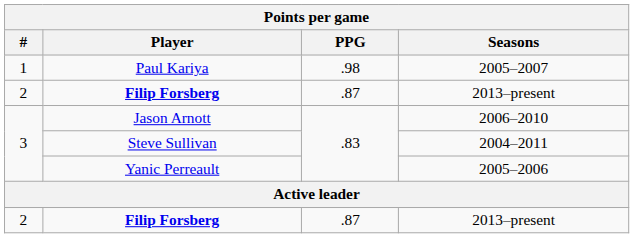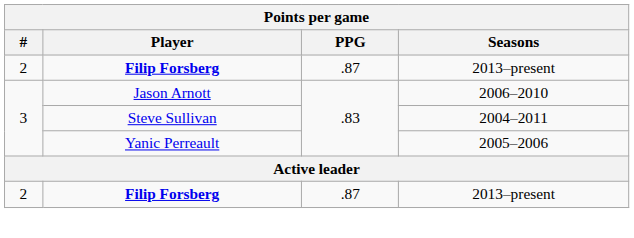- row: (172, 67)
